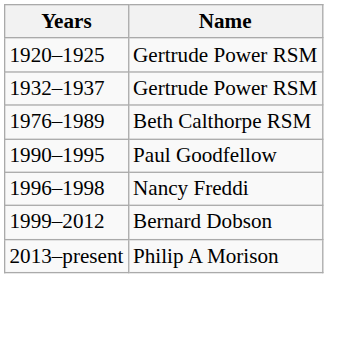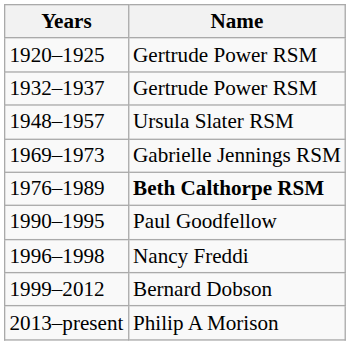+ row: (57, 121)
+ row: (57, 155)
(222, 121) normal -> (229, 188) bold
